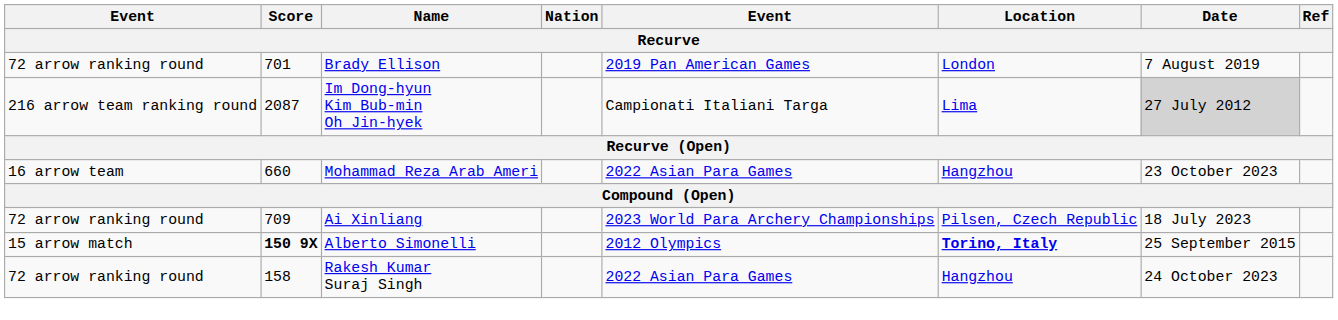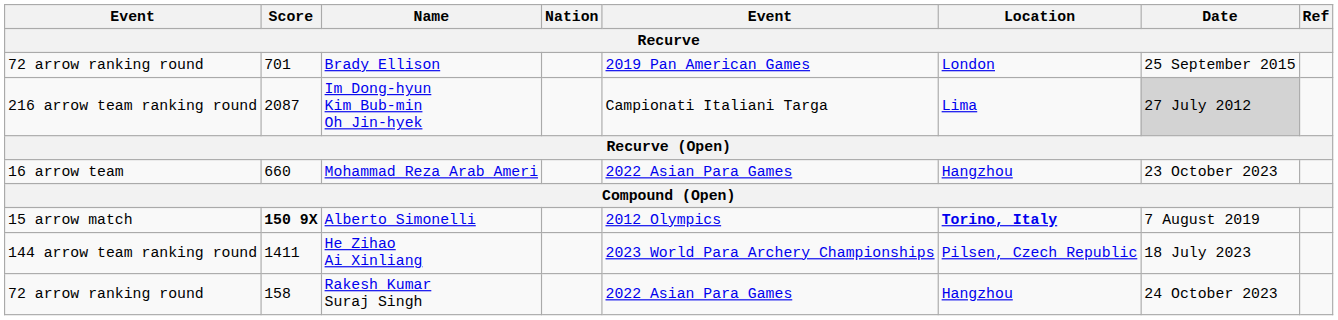(1202, 65) 7 August 2019 -> (1220, 65) 25 September 2015
- row: (374, 220)
(1220, 244) 25 September 2015 -> (1202, 220) 7 August 2019
+ row: (374, 253)
